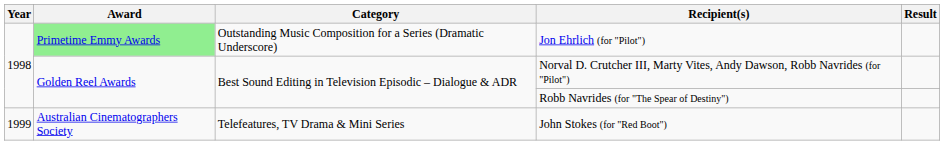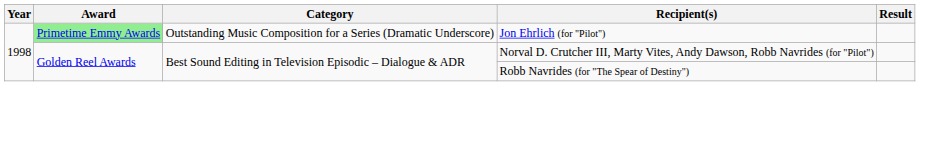- row: (603, 123)
